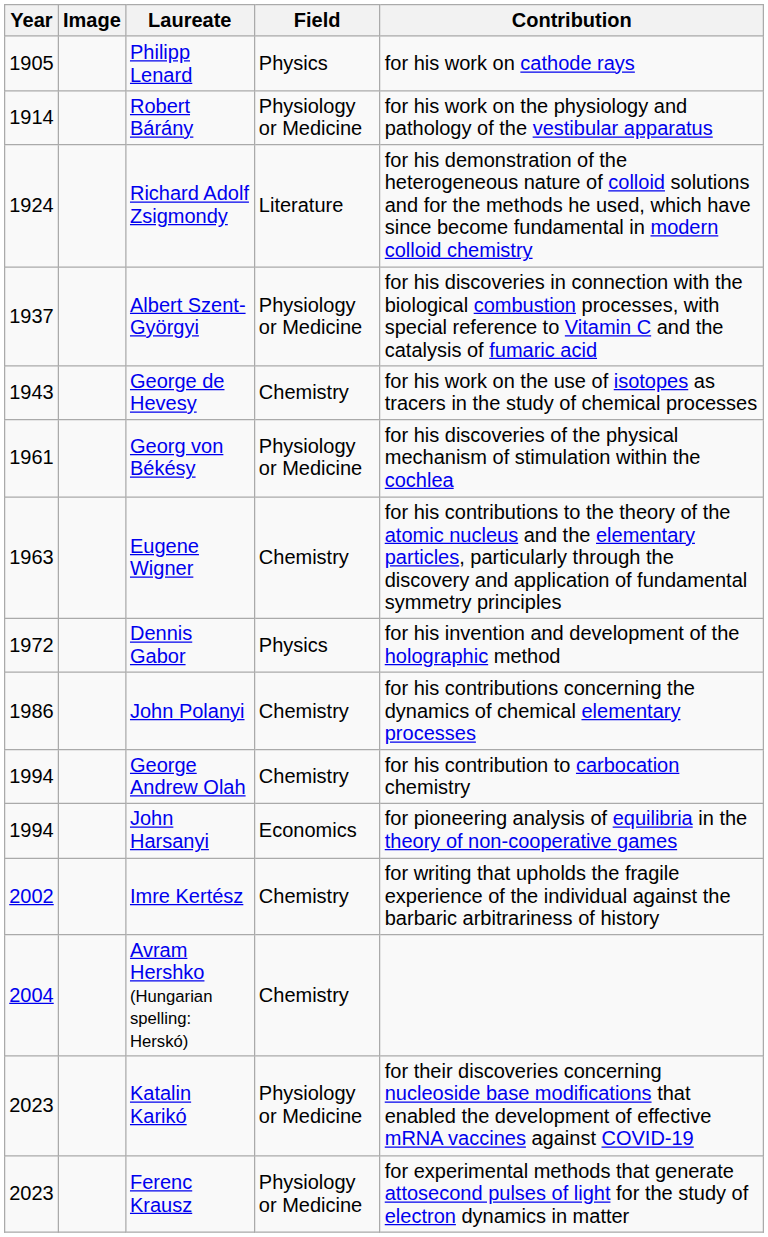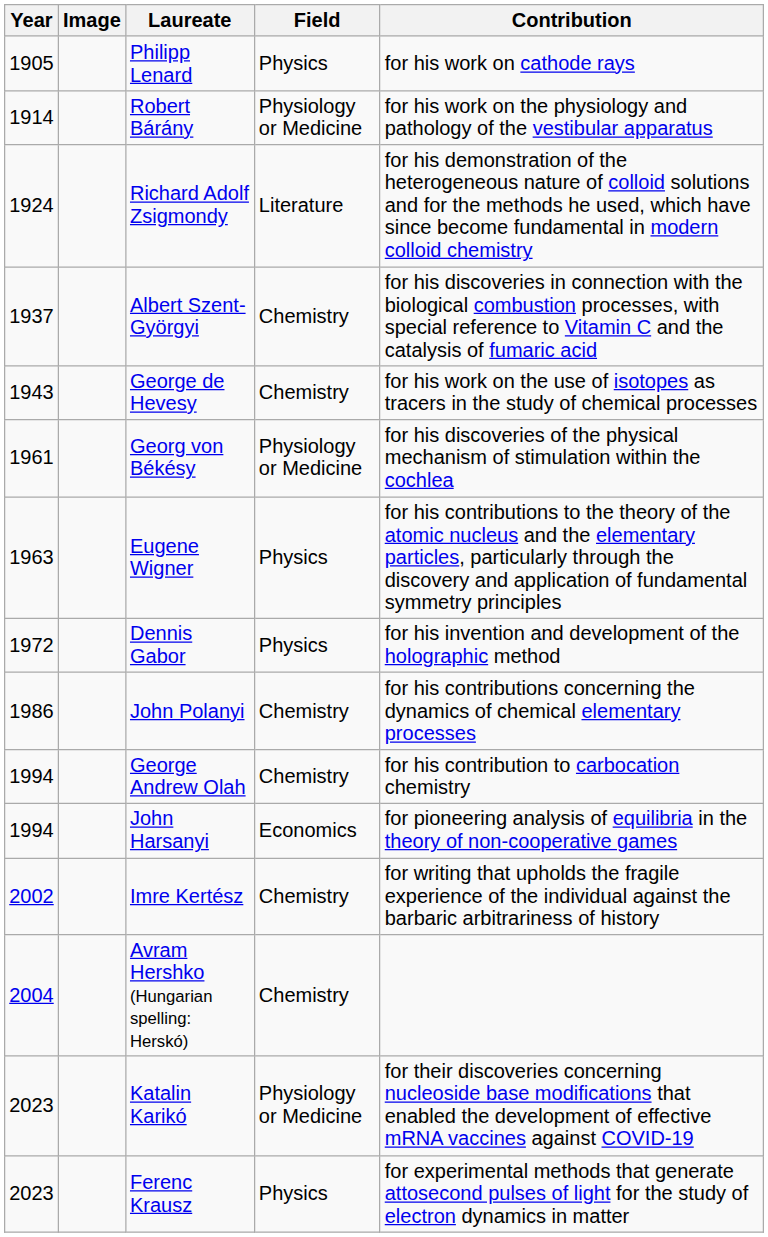(311, 315) Physiology or Medicine -> (304, 315) Chemistry
(304, 557) Chemistry -> (293, 557) Physics
(311, 1193) Physiology or Medicine -> (293, 1193) Physics
